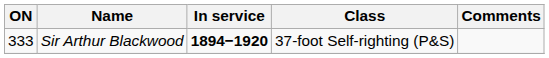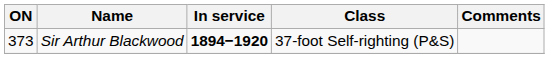(21, 41) 333 -> (21, 41) 373
